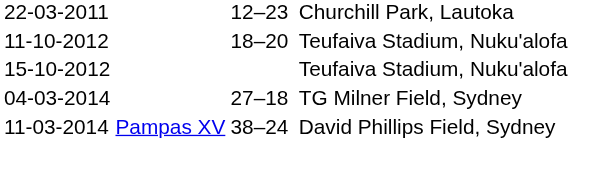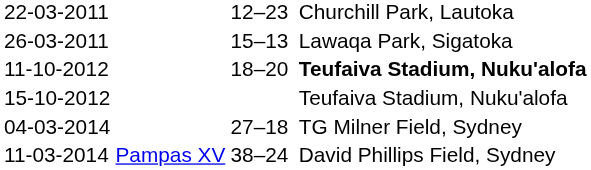+ row: (56, 41)
(433, 41) normal -> (443, 69) bold
